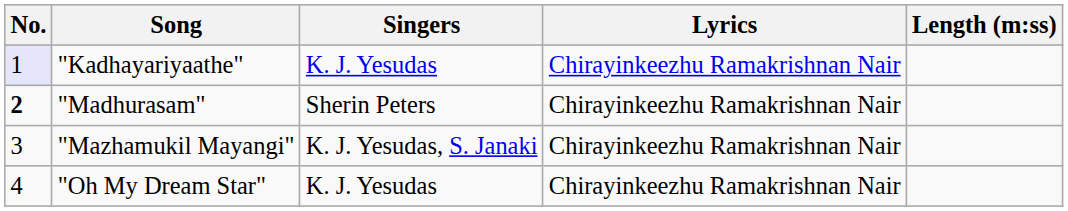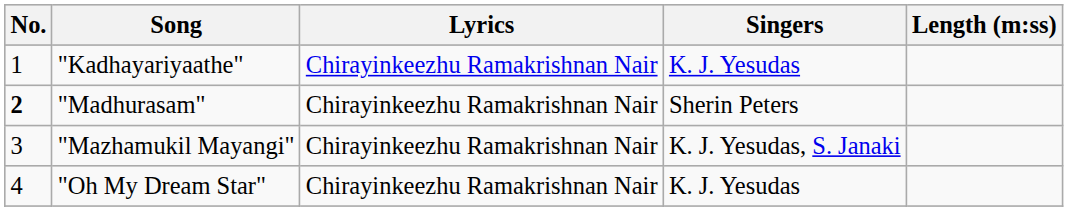columns swapped: (422, 24) <-> (725, 24)
(17, 65) lavender background -> (17, 65) no background
